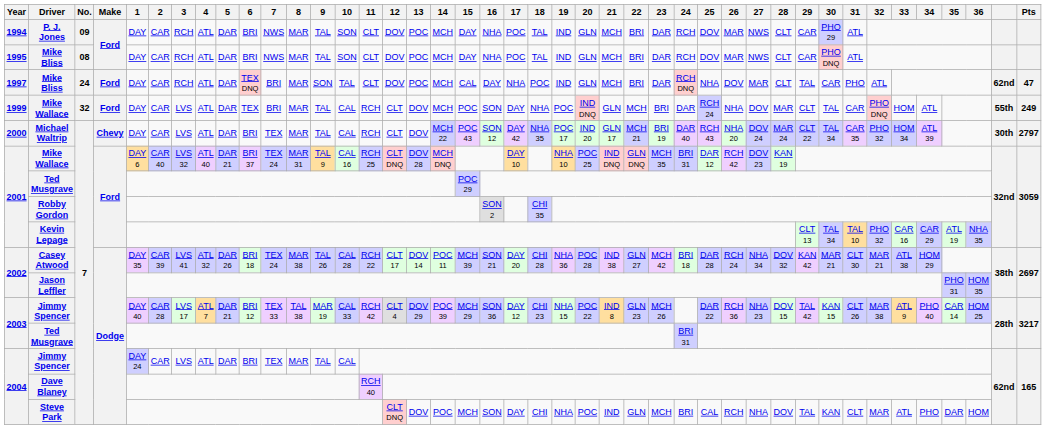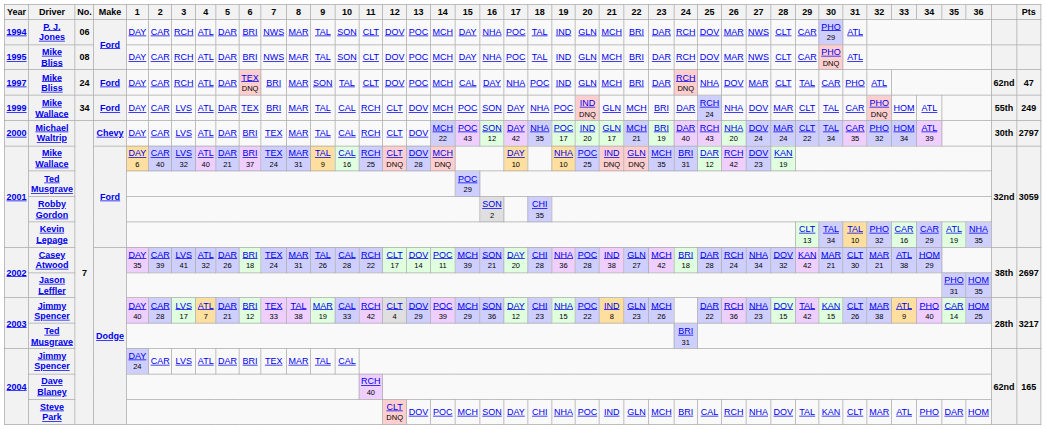(85, 32) 09 -> (85, 32) 06
(85, 108) 32 -> (85, 108) 34
(299, 260) MAR 38 -> (299, 260) MAR 31
